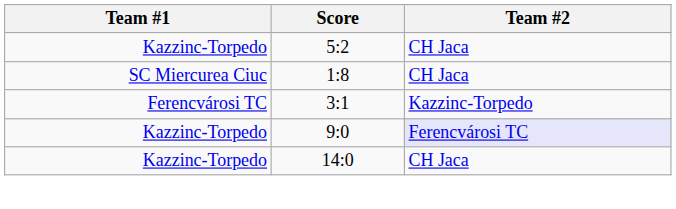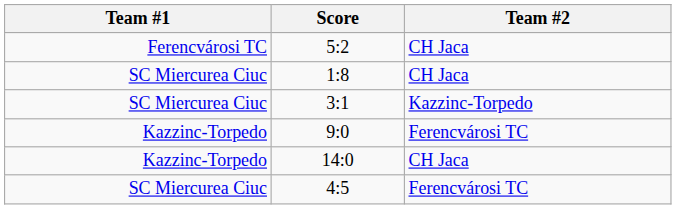(205, 47) Kazzinc-Torpedo -> (207, 47) Ferencvárosi TC
(207, 103) Ferencvárosi TC -> (198, 103) SC Miercurea Ciuc
(468, 132) lavender background -> (468, 132) no background
+ row: (338, 189)
